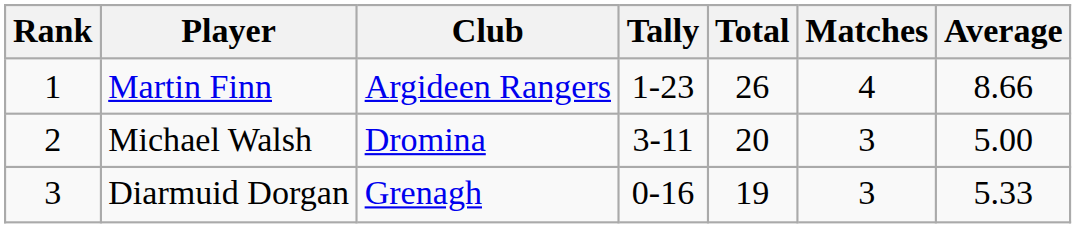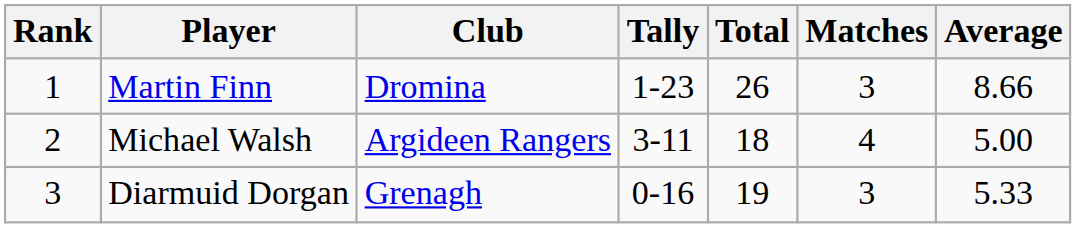(488, 85) Argideen Rangers -> (425, 85) Dromina
(867, 85) 4 -> (867, 85) 3
(425, 139) Dromina -> (488, 139) Argideen Rangers
(752, 139) 20 -> (752, 139) 18
(867, 139) 3 -> (867, 139) 4
